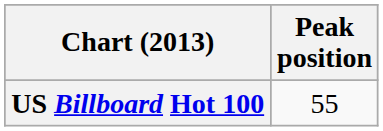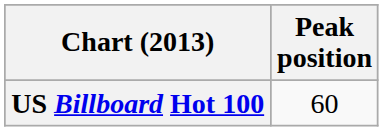(325, 102) 55 -> (325, 102) 60
